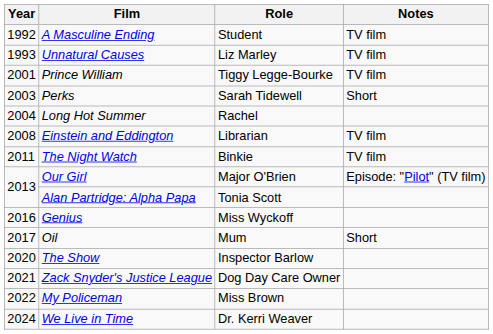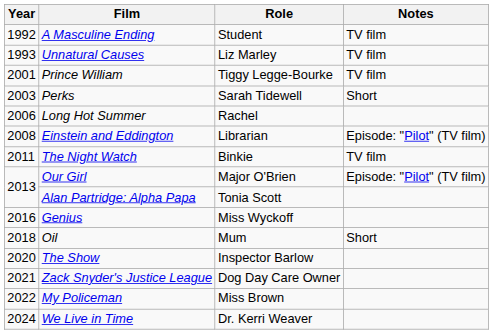(22, 116) 2004 -> (22, 116) 2006
(366, 136) TV film -> (416, 136) Episode: "Pilot" (TV film)
(22, 237) 2017 -> (22, 237) 2018
